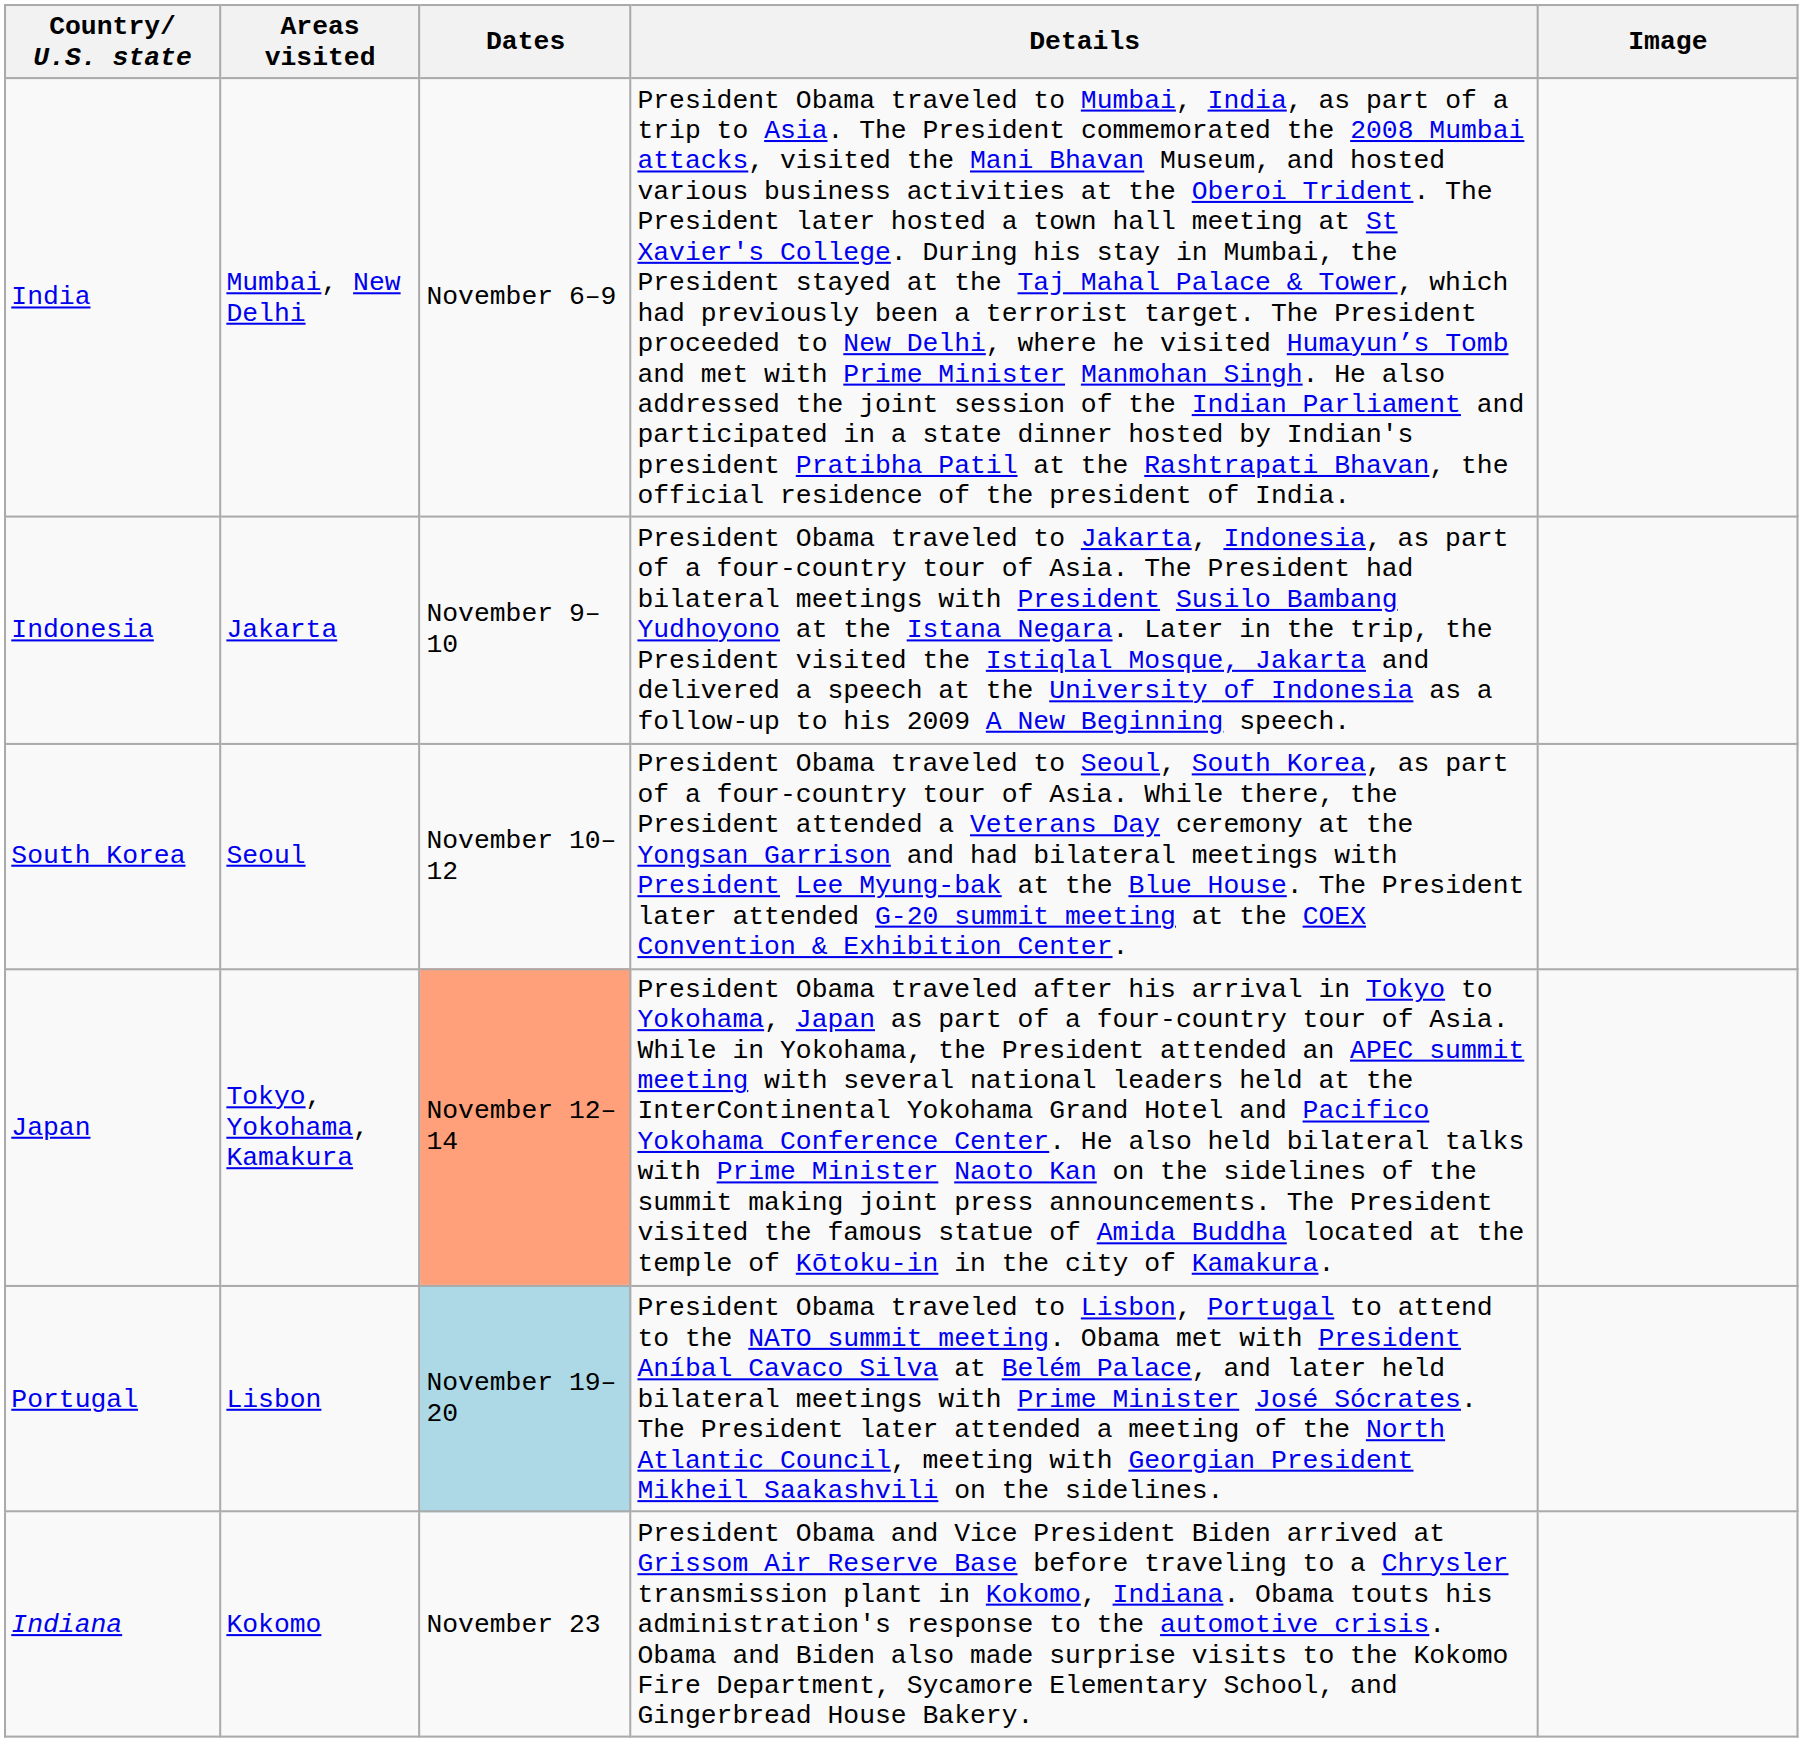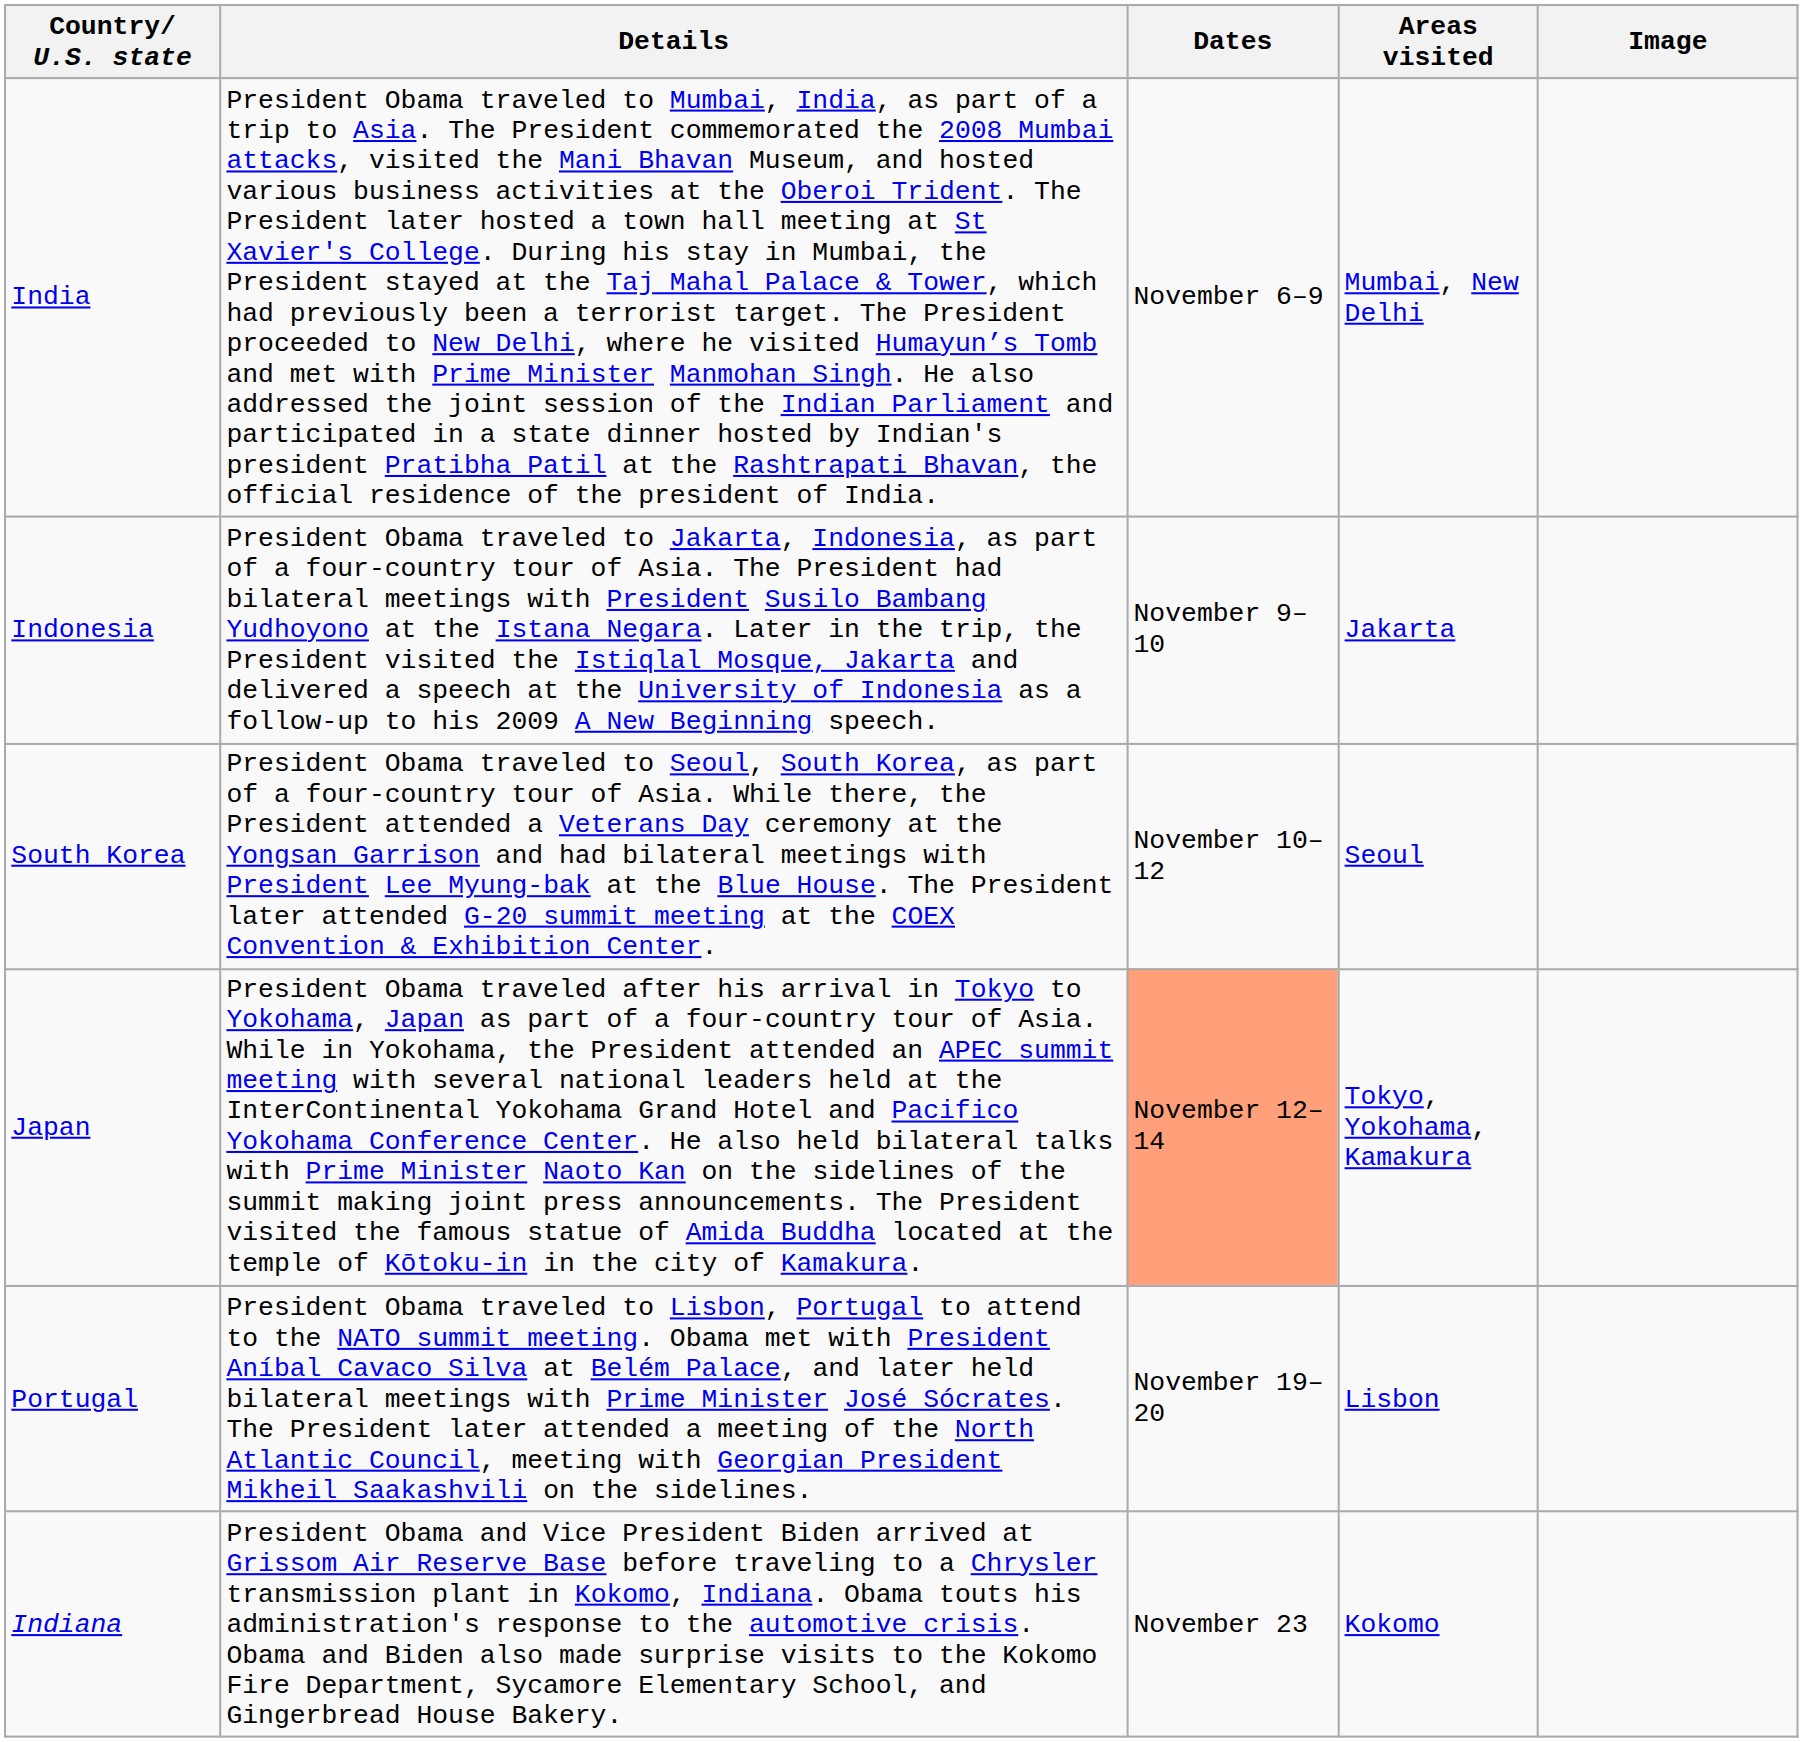columns swapped: (320, 42) <-> (1085, 42)
(521, 1399) lightblue background -> (1229, 1399) no background
